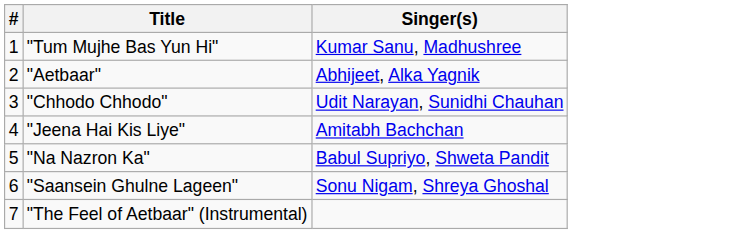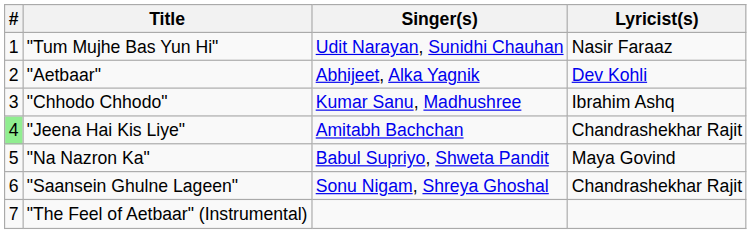+ column: (657, 19)
(419, 47) Kumar Sanu, Madhushree -> (440, 47) Udit Narayan, Sunidhi Chauhan
(440, 102) Udit Narayan, Sunidhi Chauhan -> (419, 102) Kumar Sanu, Madhushree
(14, 130) no background -> (14, 130) lightgreen background
